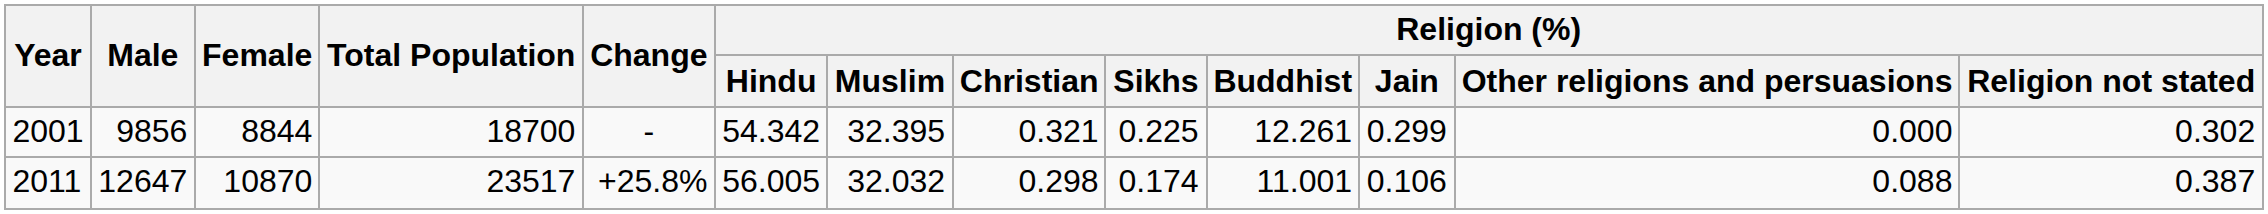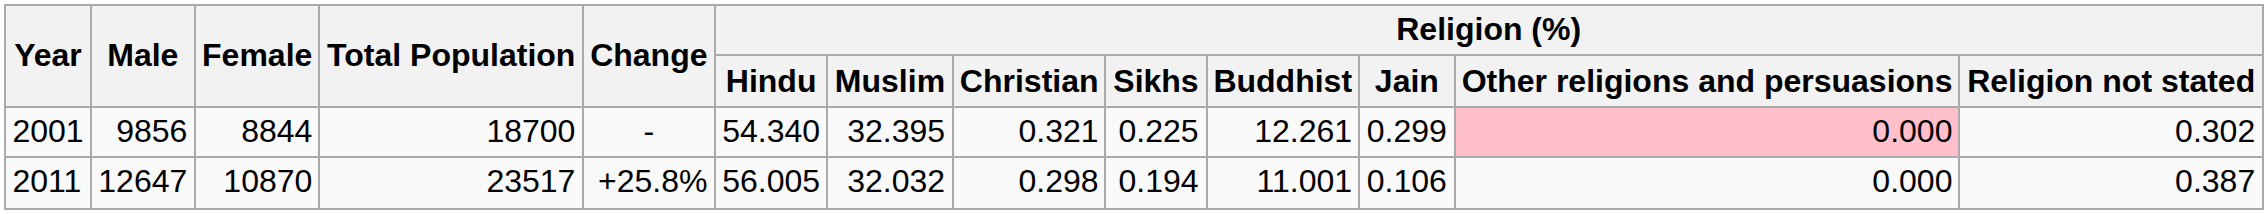(771, 131) 54.342 -> (771, 131) 54.340
(1912, 131) no background -> (1912, 131) pink background
(1159, 182) 0.174 -> (1159, 182) 0.194
(1912, 182) 0.088 -> (1912, 182) 0.000
